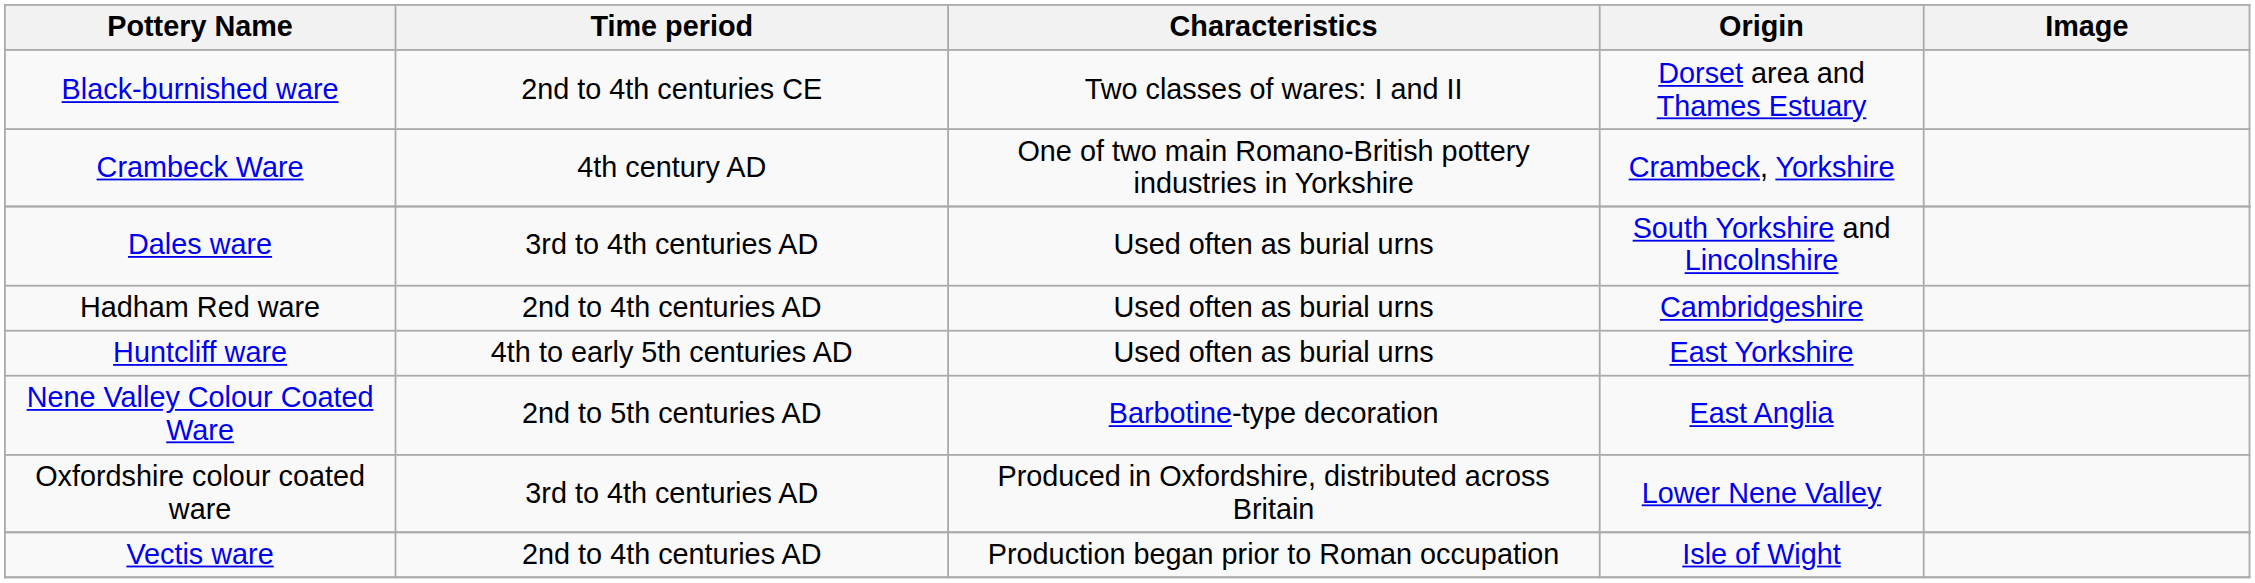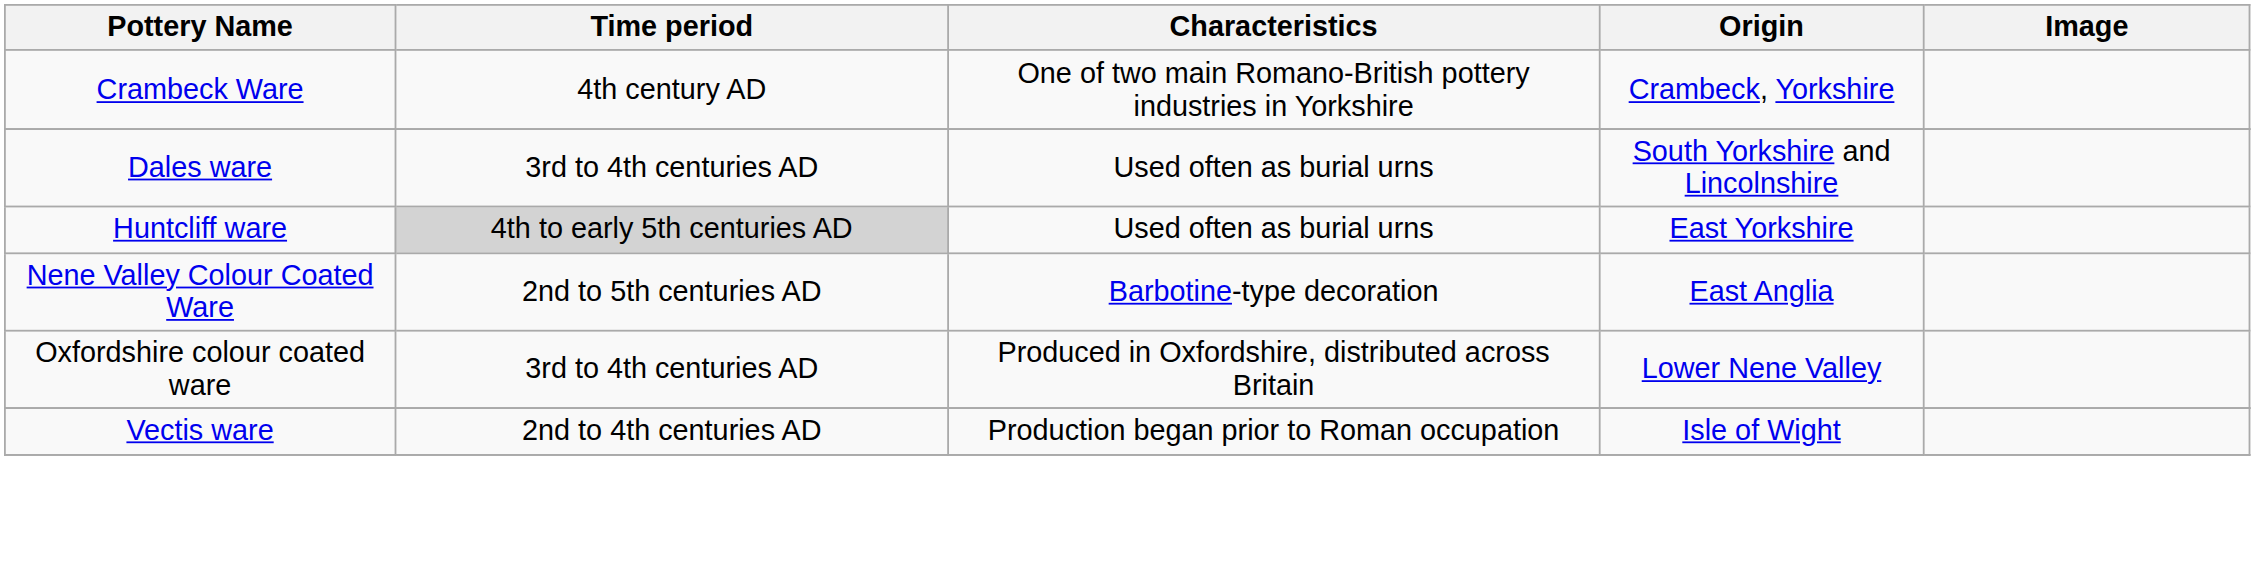- row: (200, 89)
- row: (200, 307)
(672, 352) no background -> (672, 229) lightgrey background
